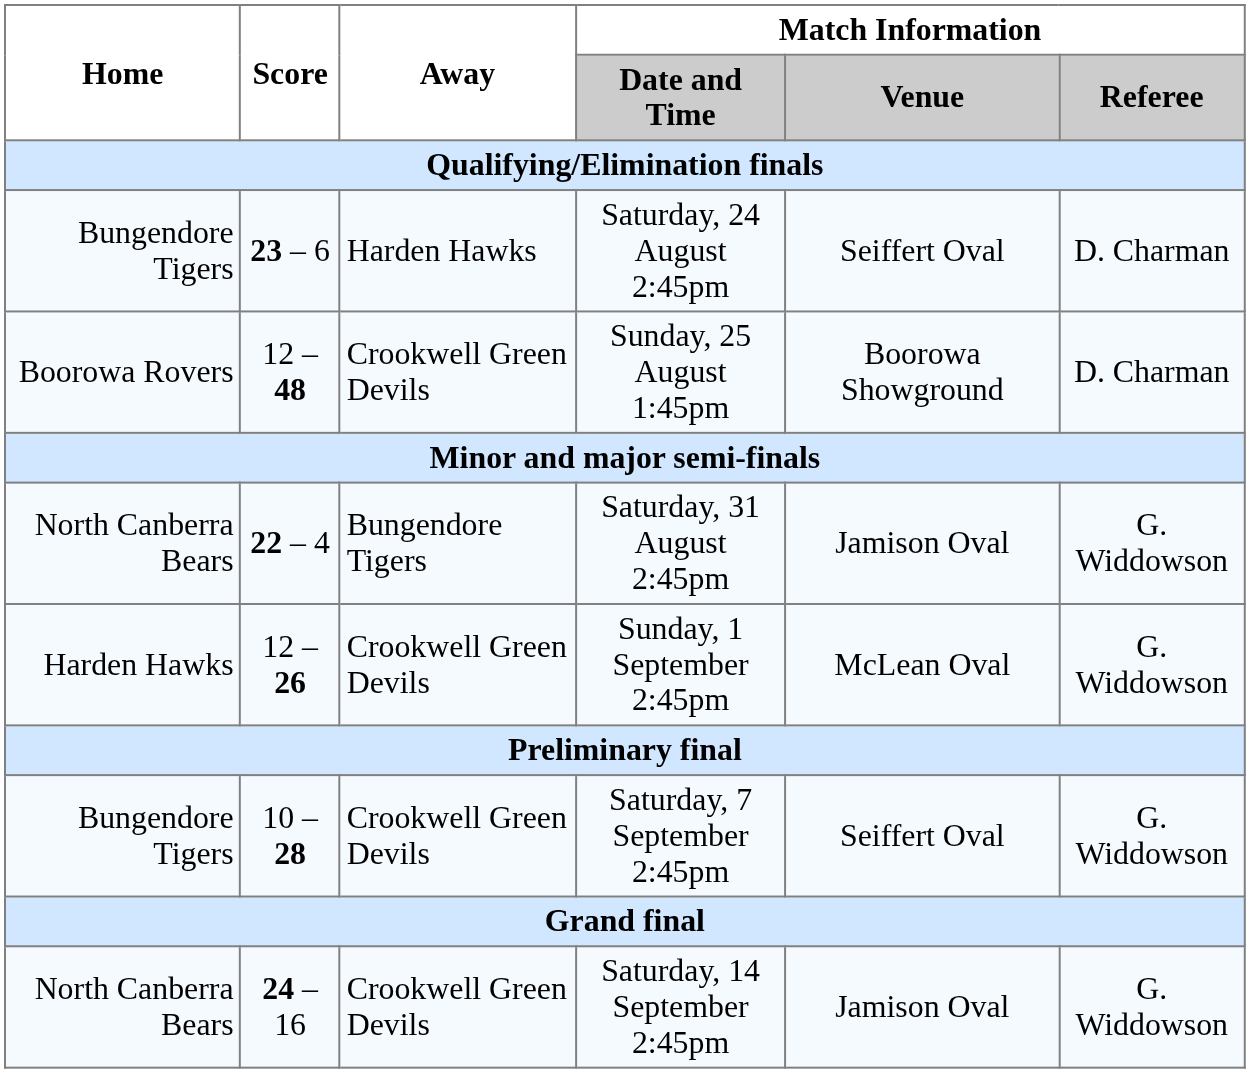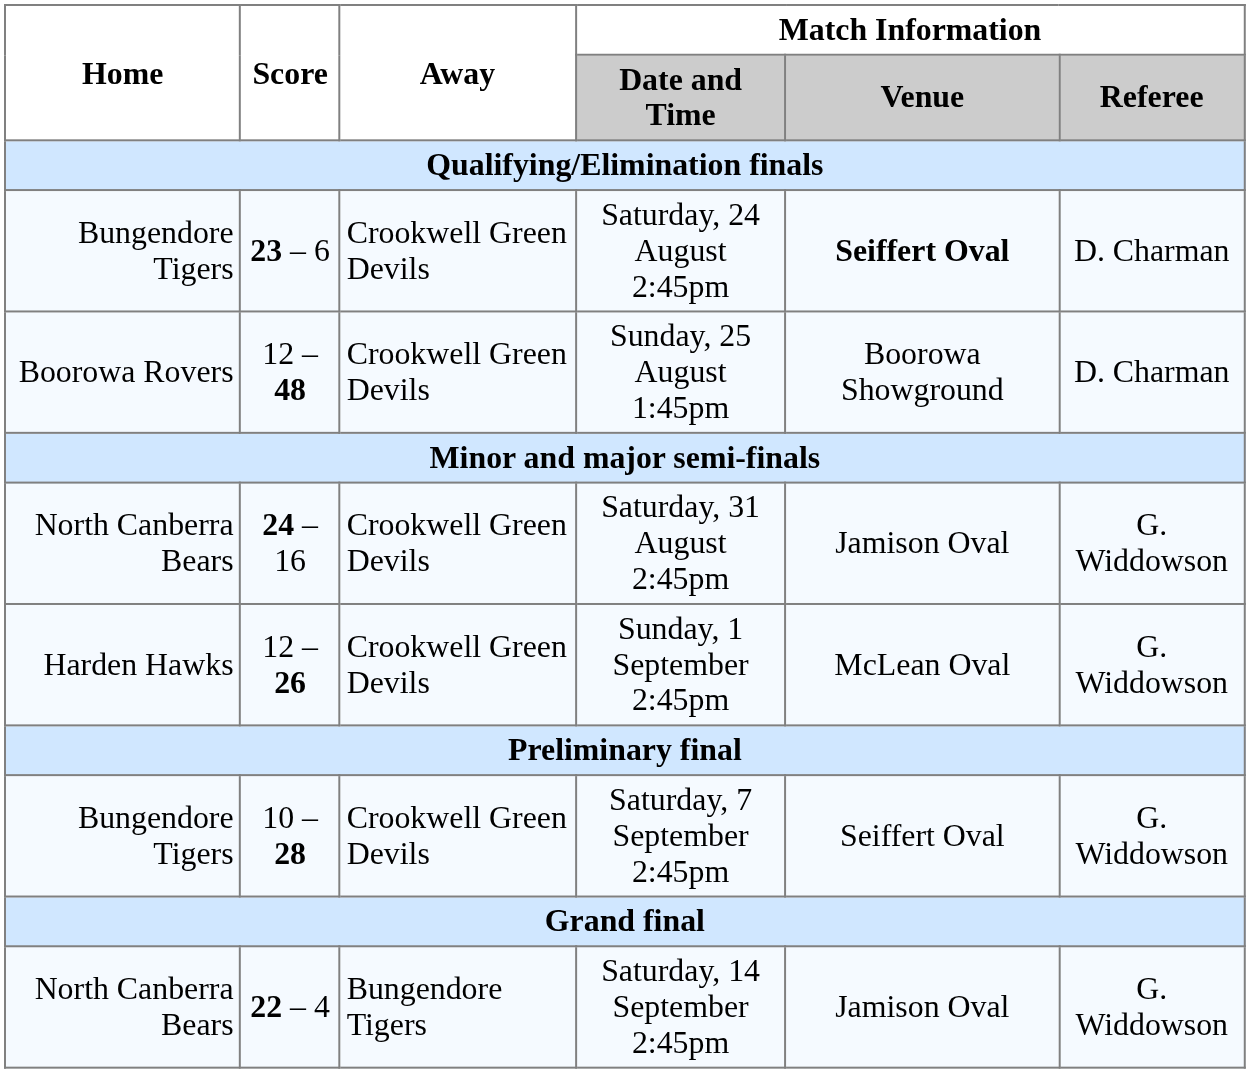(442, 250) Harden Hawks -> (457, 250) Crookwell Green Devils
(922, 250) normal -> (922, 250) bold
(290, 542) 22 – 4 -> (290, 542) 24 – 16
(424, 542) Bungendore Tigers -> (457, 542) Crookwell Green Devils
(290, 1006) 24 – 16 -> (290, 1006) 22 – 4
(457, 1006) Crookwell Green Devils -> (424, 1006) Bungendore Tigers
